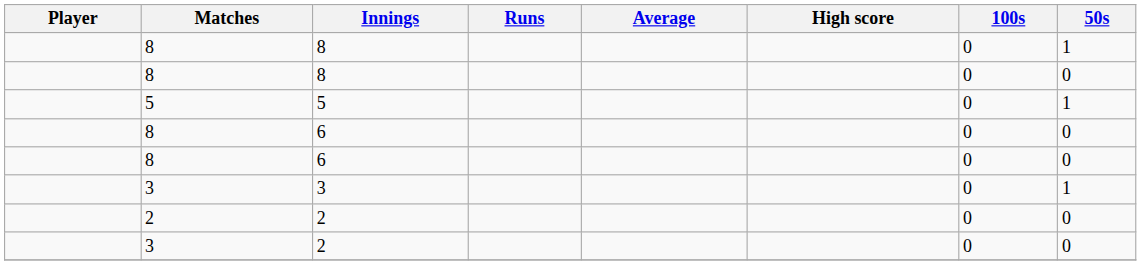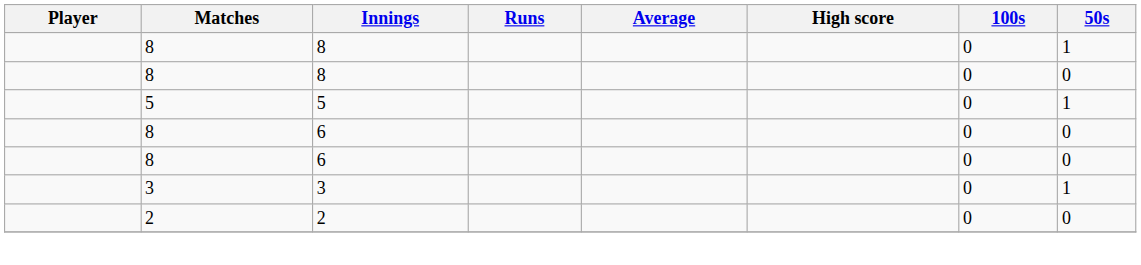- row: (150, 246)
